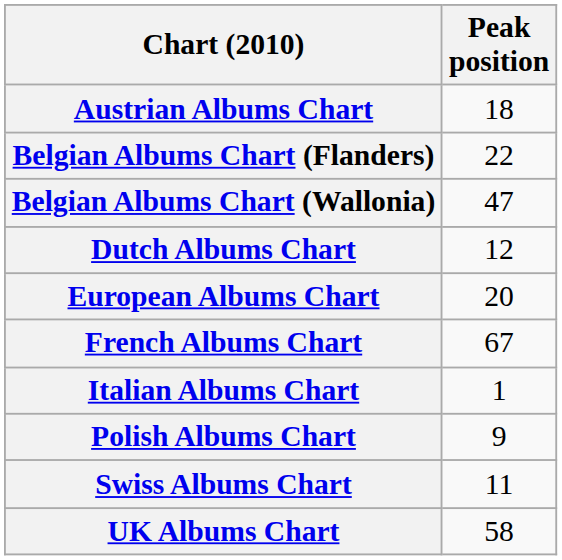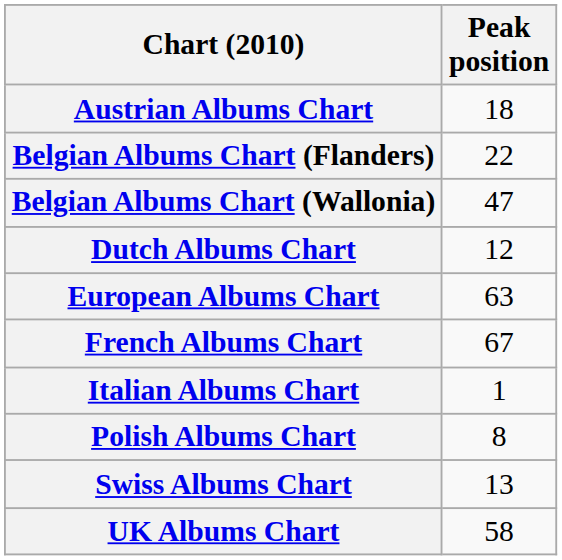(499, 295) 20 -> (499, 295) 63
(499, 436) 9 -> (499, 436) 8
(499, 483) 11 -> (499, 483) 13
